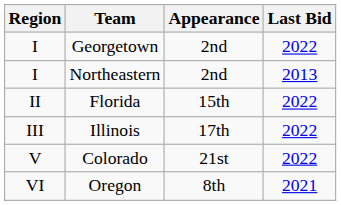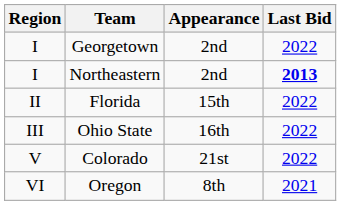(300, 74) normal -> (300, 74) bold
- row: (115, 130)
+ row: (115, 130)
